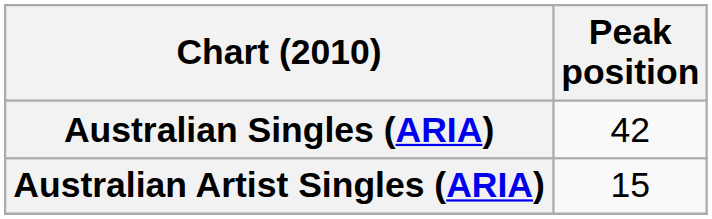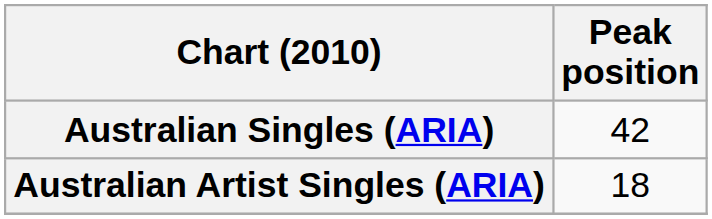(630, 185) 15 -> (630, 185) 18
